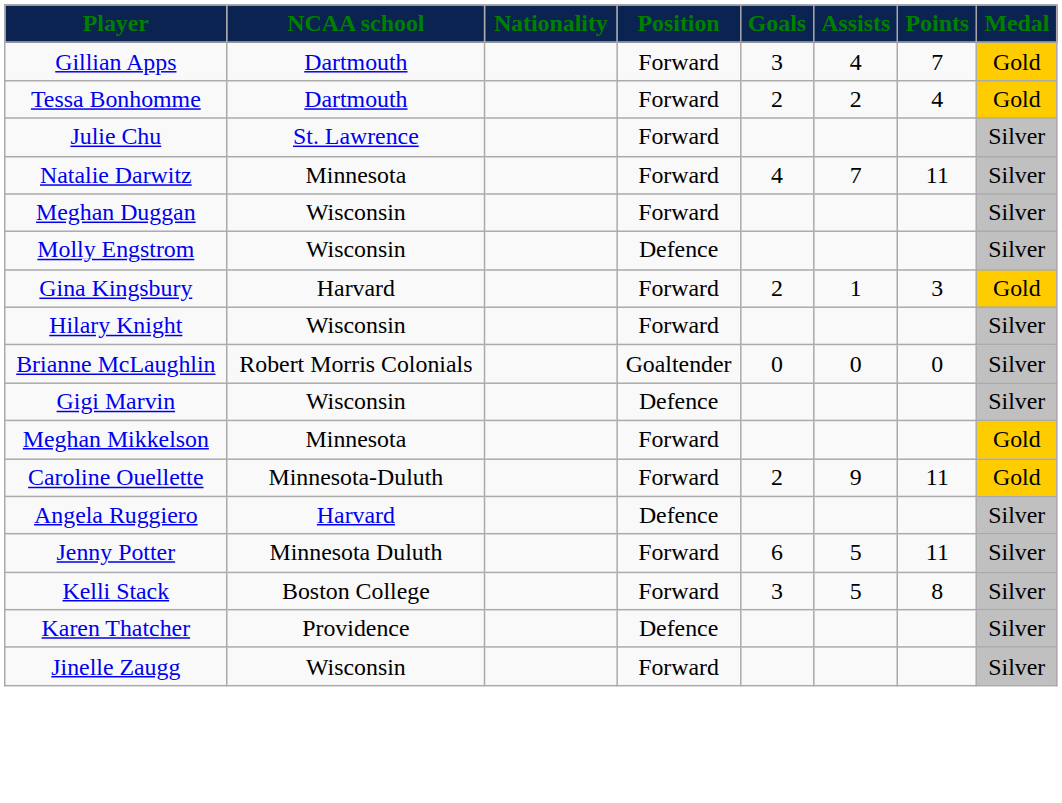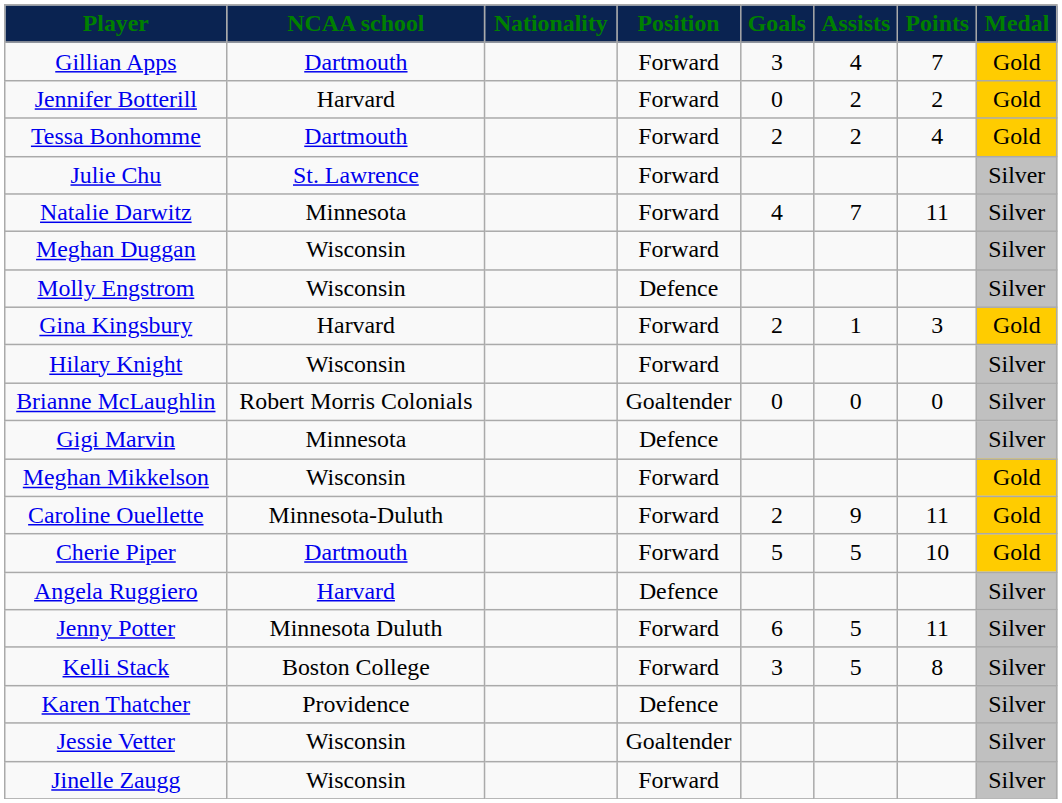+ row: (116, 99)
(356, 401) Wisconsin -> (356, 439) Minnesota
(356, 439) Minnesota -> (356, 477) Wisconsin
+ row: (116, 552)
+ row: (116, 741)
